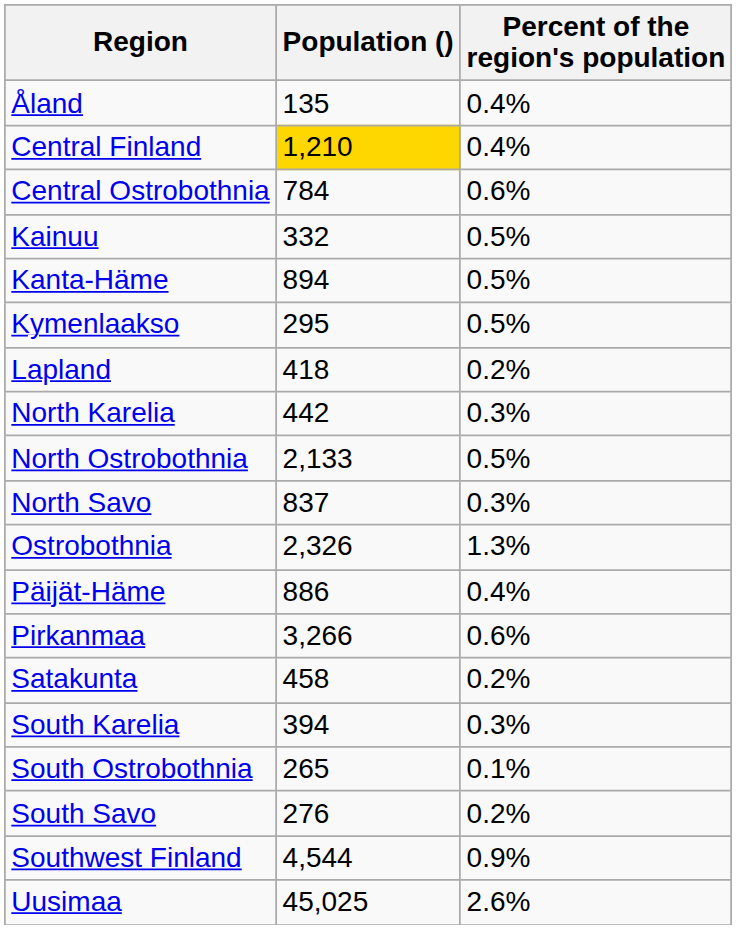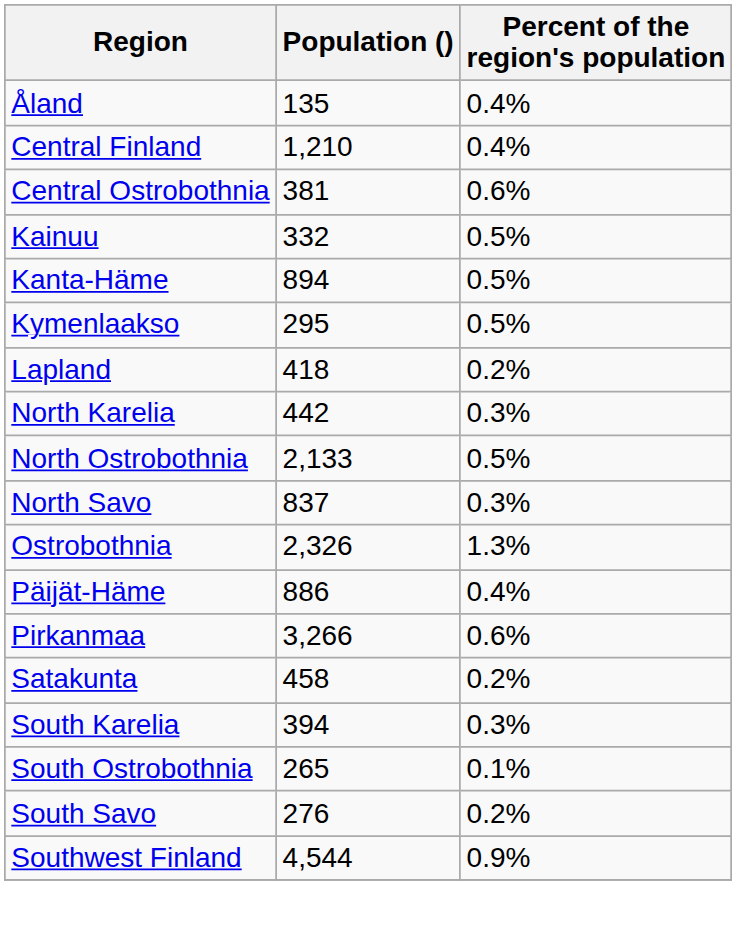(318, 147) gold background -> (318, 147) no background
(306, 191) 784 -> (306, 191) 381
- row: (67, 901)
